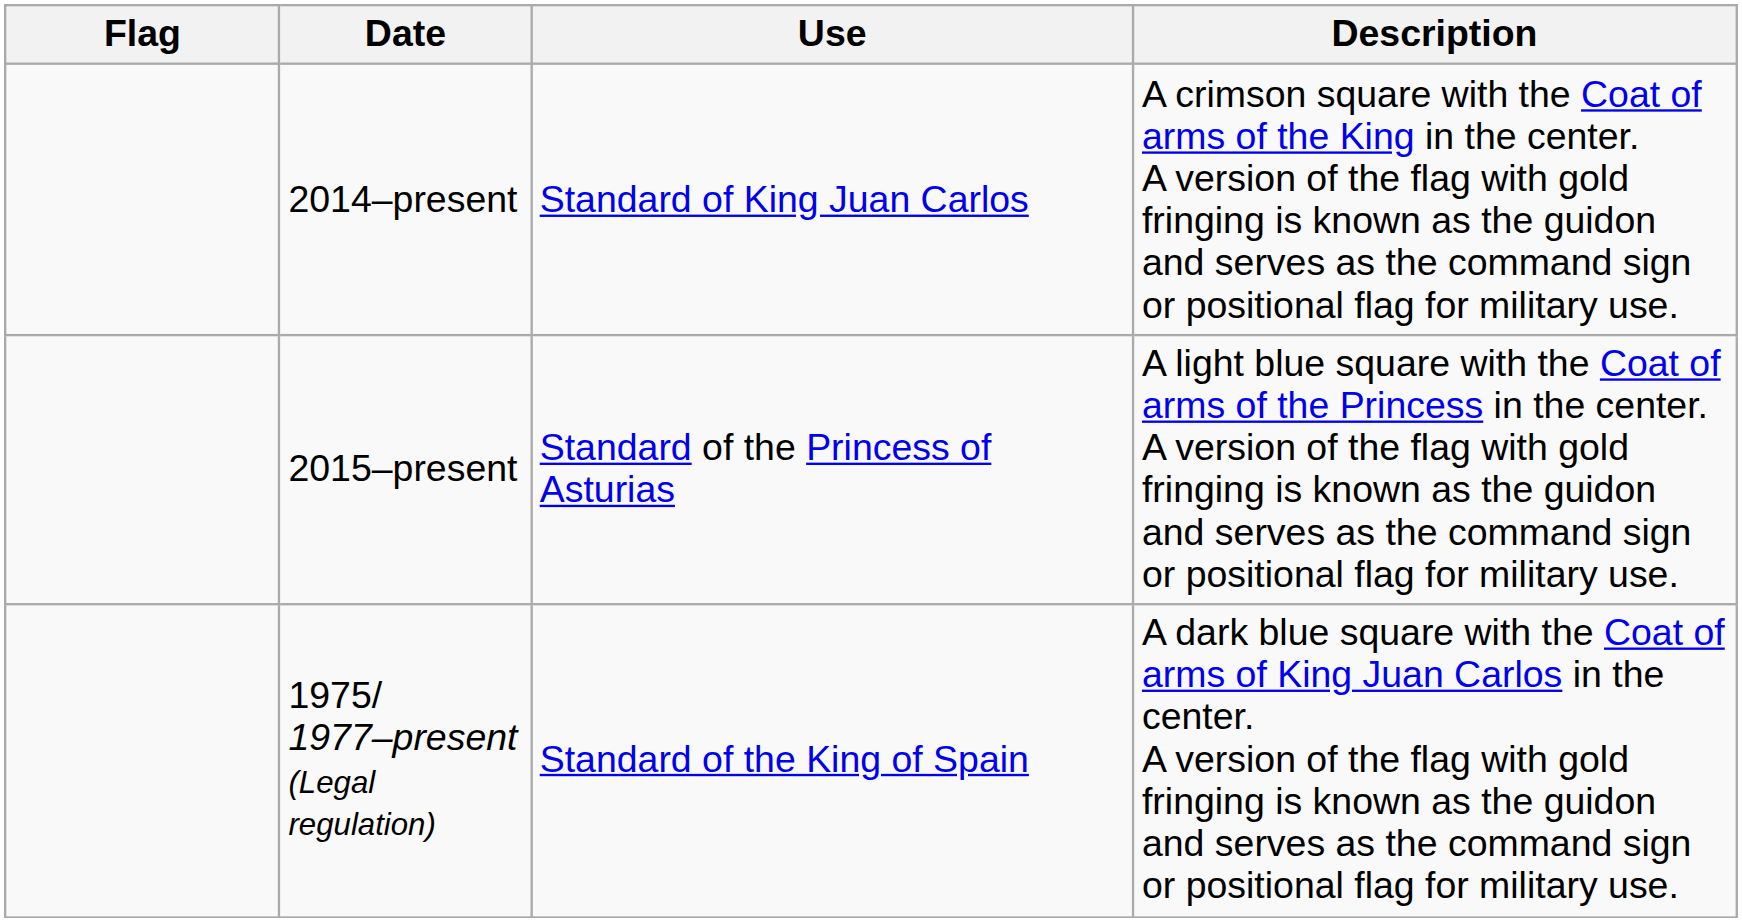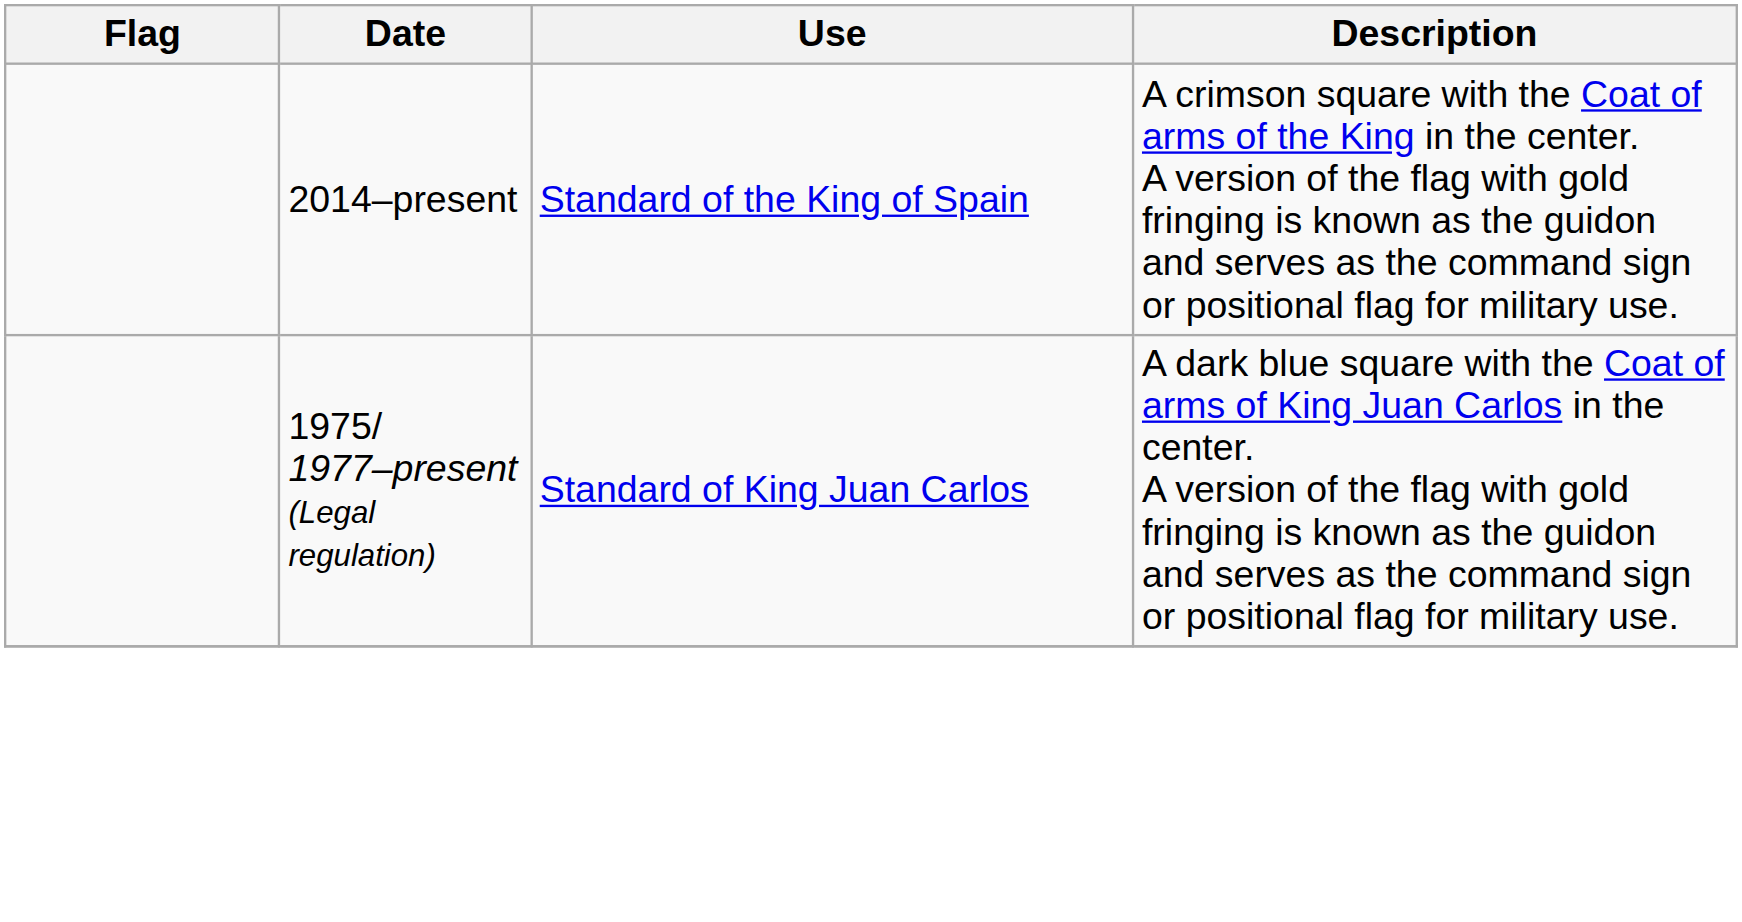(784, 198) Standard of King Juan Carlos -> (784, 198) Standard of the King of Spain
- row: (403, 468)
(784, 759) Standard of the King of Spain -> (784, 489) Standard of King Juan Carlos
